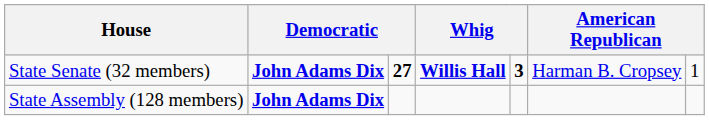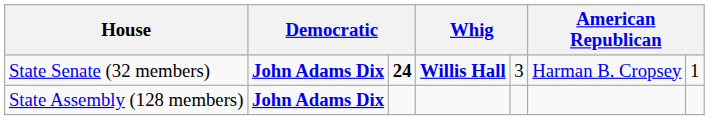(402, 70) 27 -> (402, 70) 24
(519, 70) bold -> (519, 70) normal
